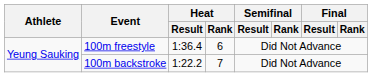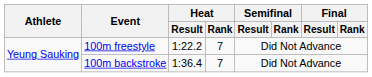(187, 46) 1:36.4 -> (187, 46) 1:22.2
(220, 46) 6 -> (220, 46) 7
(187, 64) 1:22.2 -> (187, 64) 1:36.4
